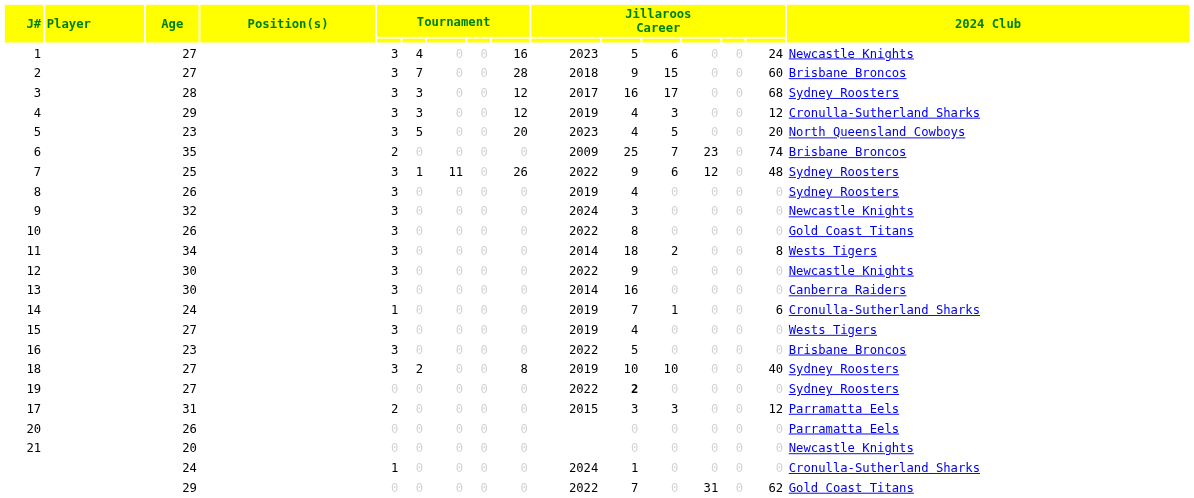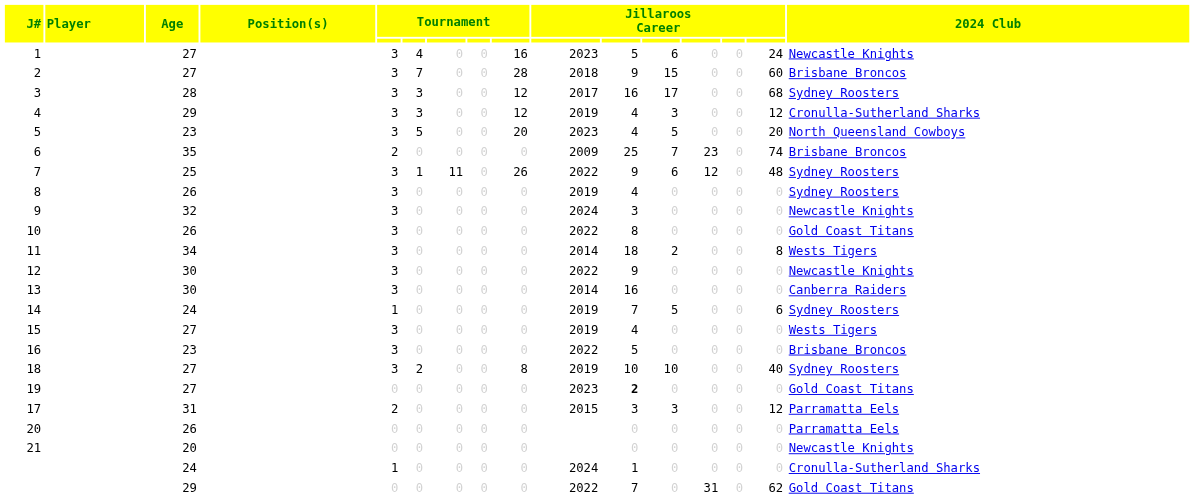(675, 310) 1 -> (675, 310) 5
(884, 310) Cronulla-Sutherland Sharks -> (844, 310) Sydney Roosters
(584, 389) 2022 -> (584, 389) 2023
(844, 389) Sydney Roosters -> (851, 389) Gold Coast Titans
